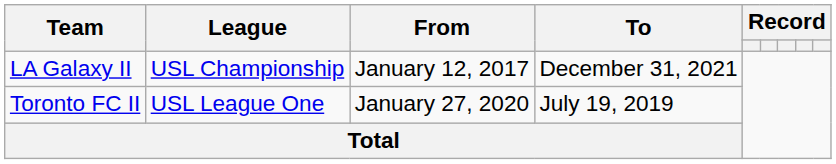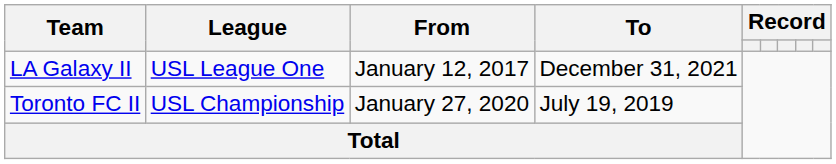(247, 68) USL Championship -> (237, 68) USL League One
(237, 104) USL League One -> (247, 104) USL Championship
